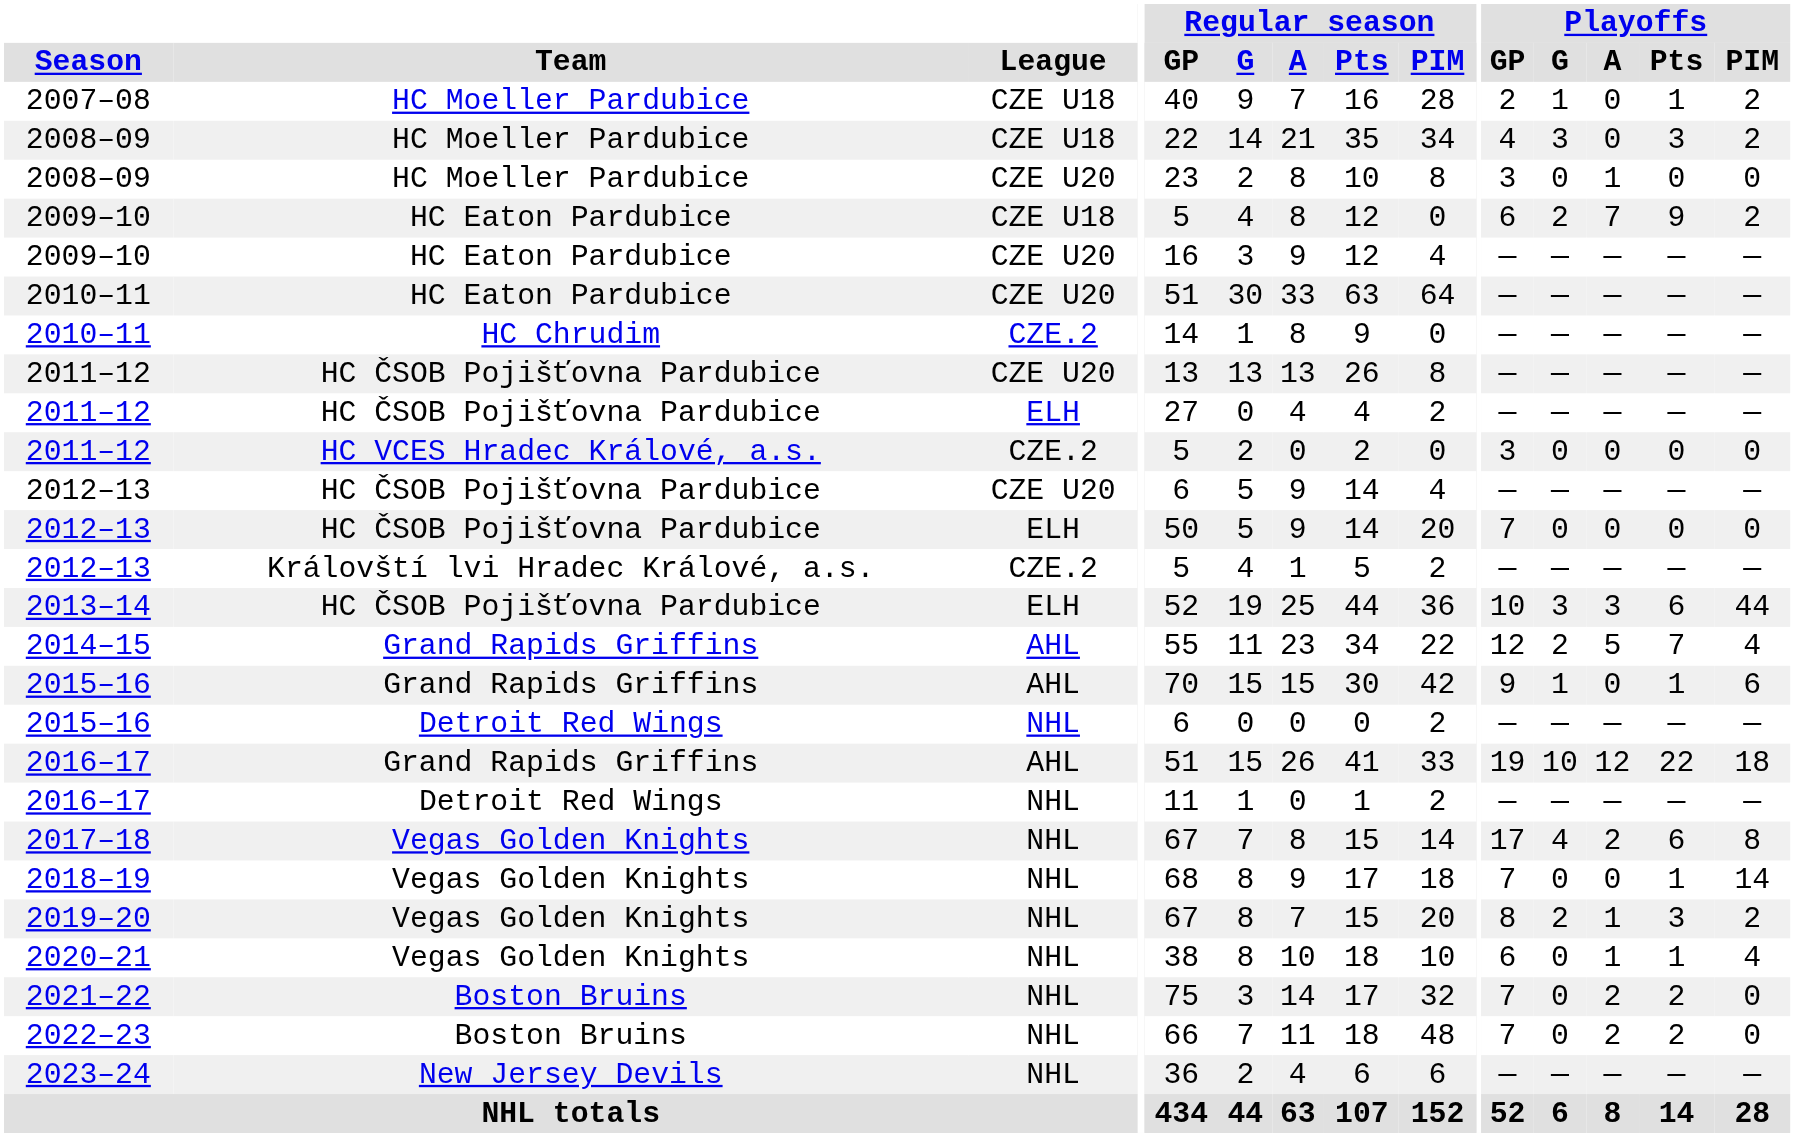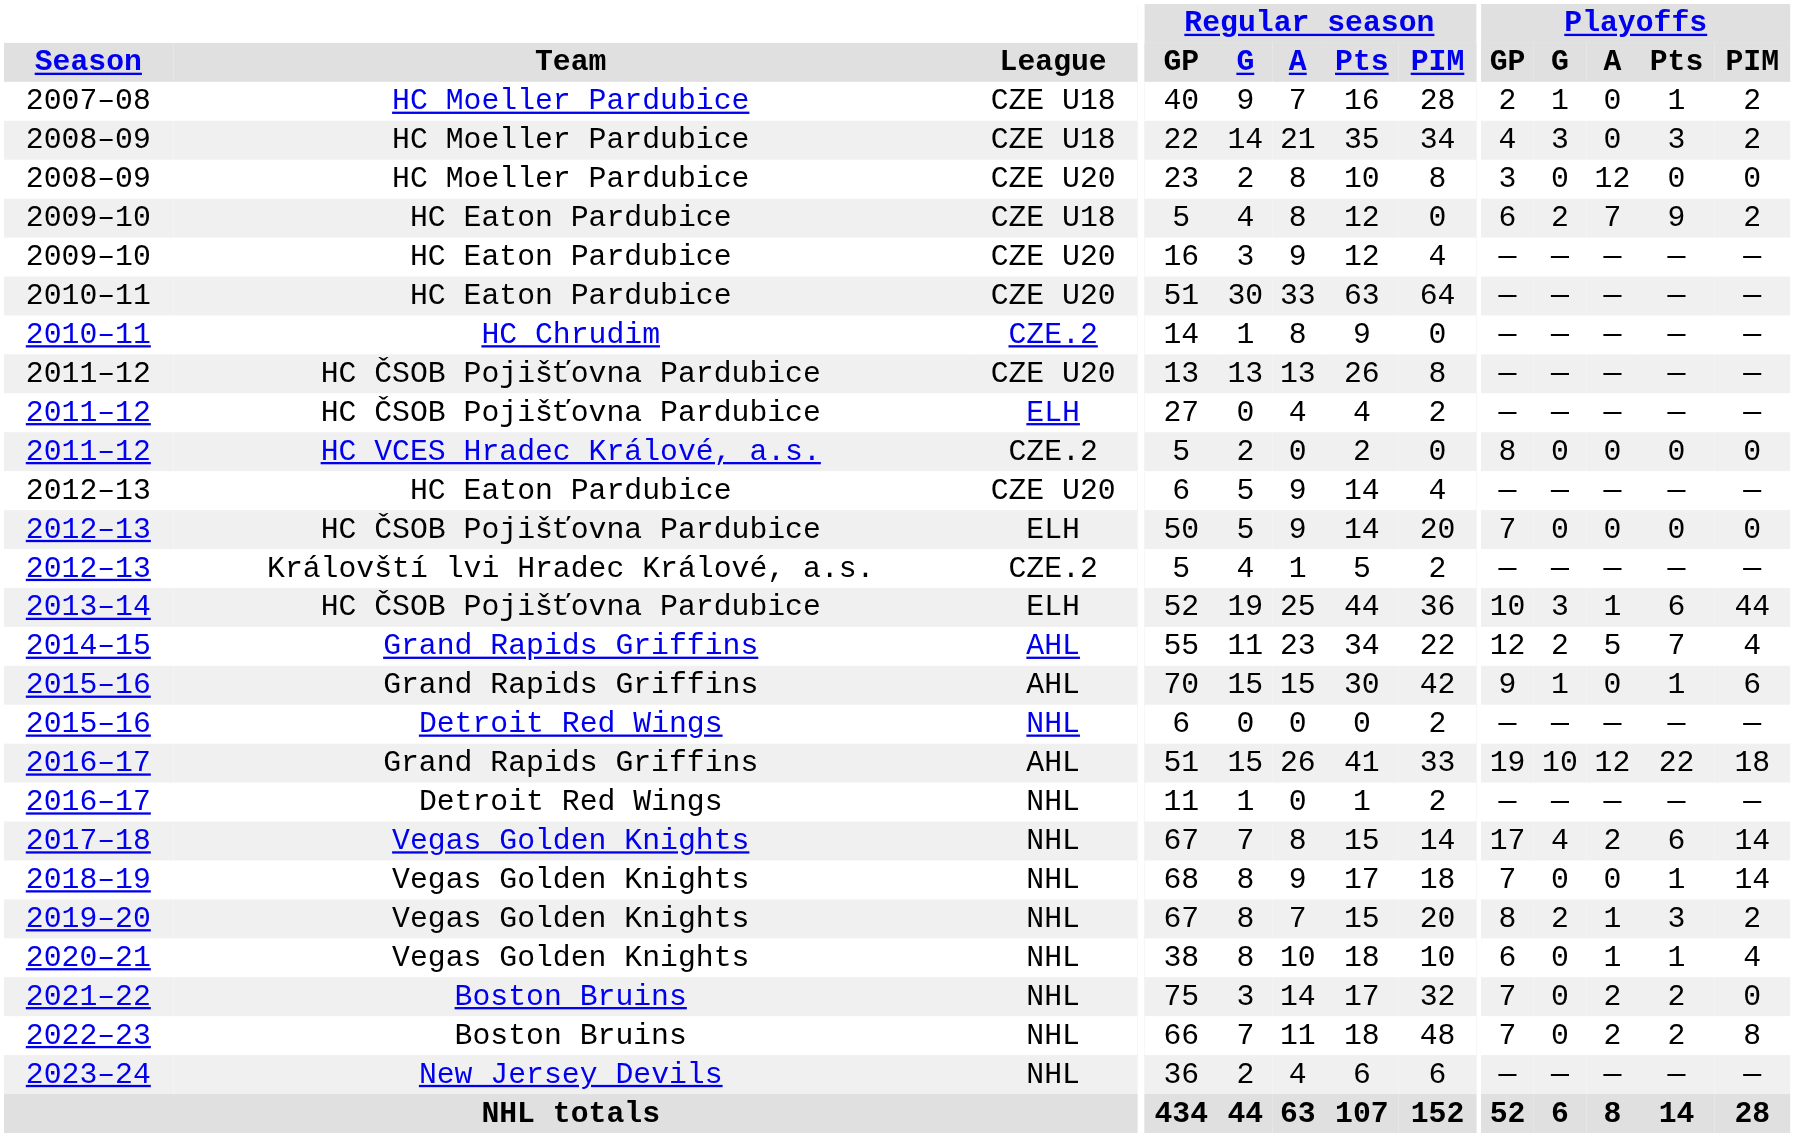(1612, 179) 1 -> (1612, 179) 12
(1508, 452) 3 -> (1508, 452) 8
(571, 491) HC ČSOB Pojišťovna Pardubice -> (571, 491) HC Eaton Pardubice
(1612, 607) 3 -> (1612, 607) 1
(1752, 841) 8 -> (1752, 841) 14
(1752, 1036) 0 -> (1752, 1036) 8
